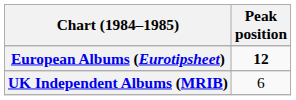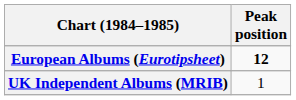(261, 82) 6 -> (261, 82) 1
